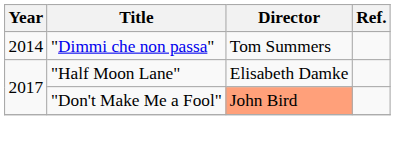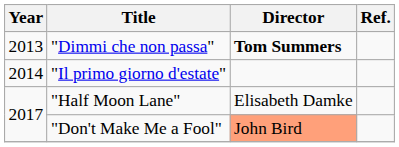(26, 45) 2014 -> (26, 45) 2013
(280, 45) normal -> (288, 45) bold
+ row: (139, 73)
